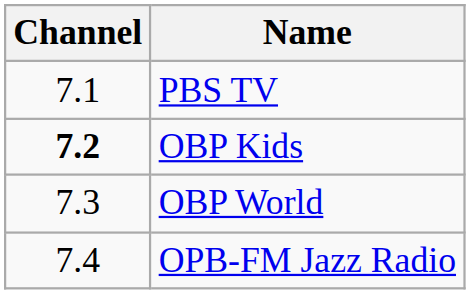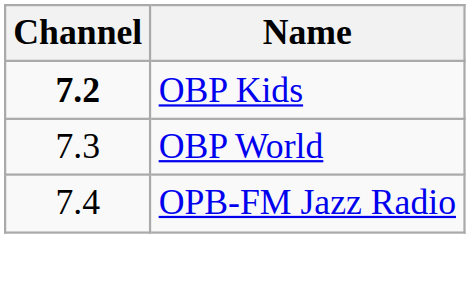- row: (218, 89)
